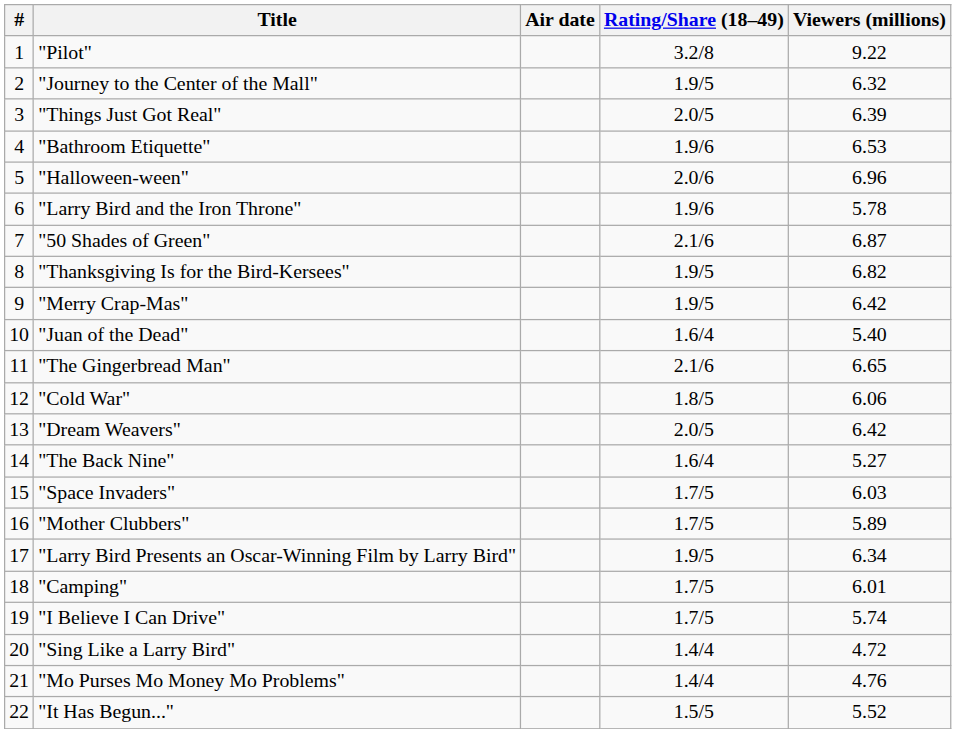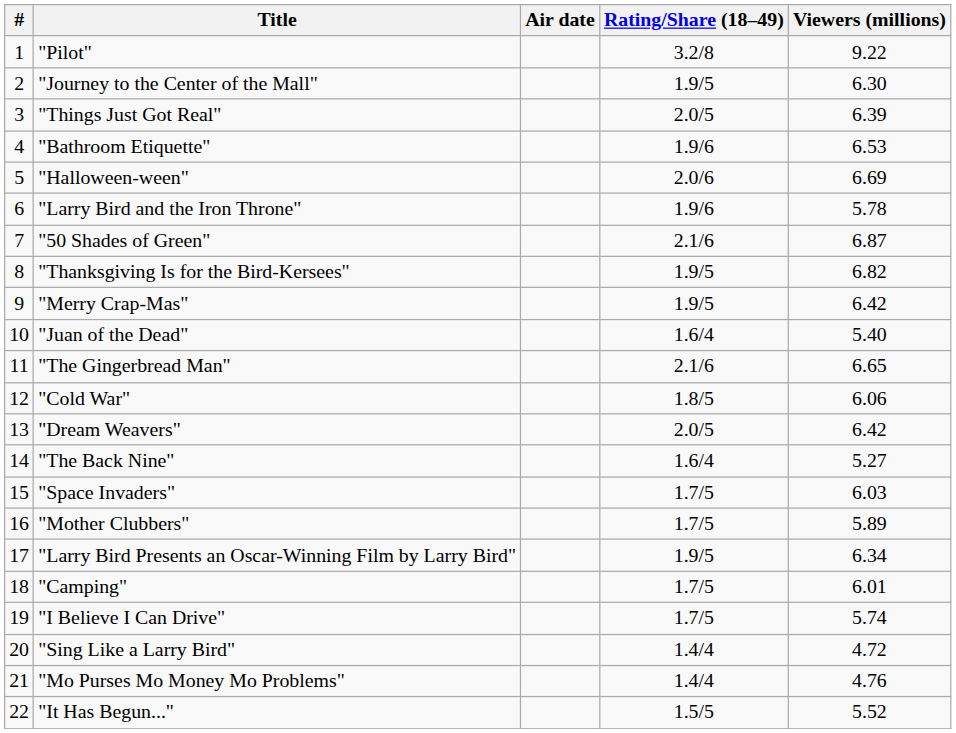(869, 83) 6.32 -> (869, 83) 6.30
(869, 177) 6.96 -> (869, 177) 6.69
